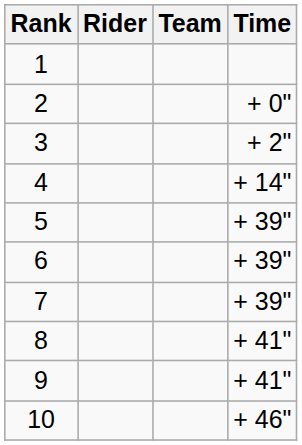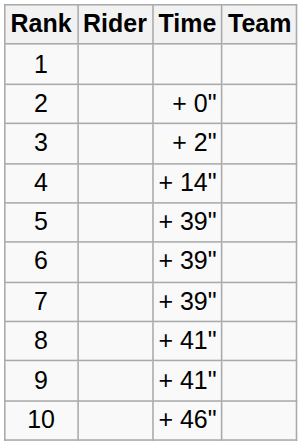columns swapped: (190, 24) <-> (262, 24)
